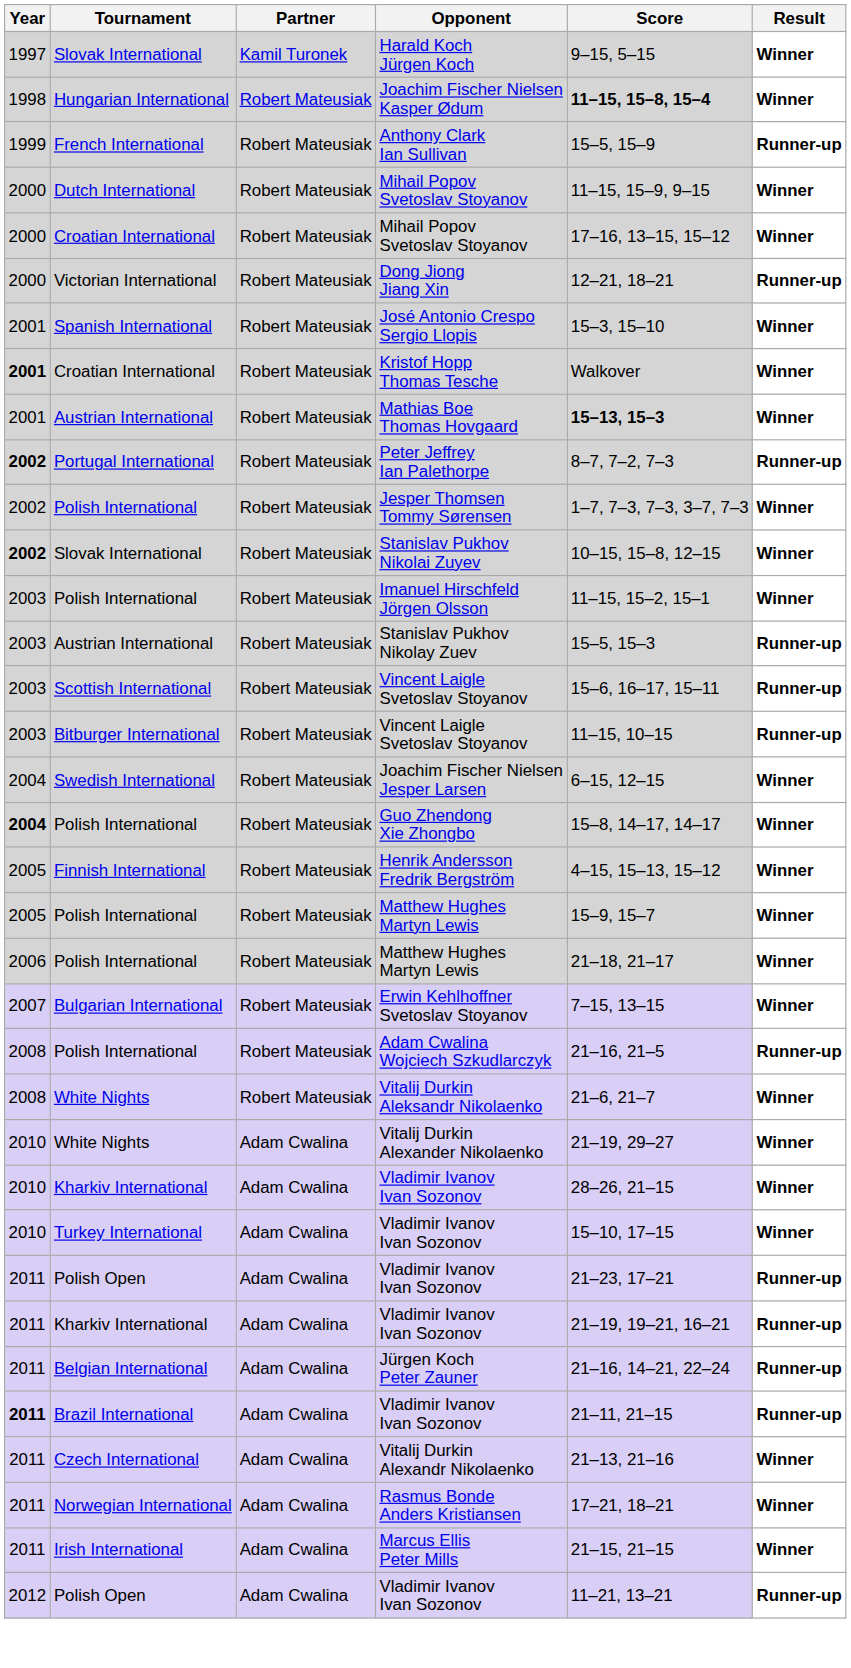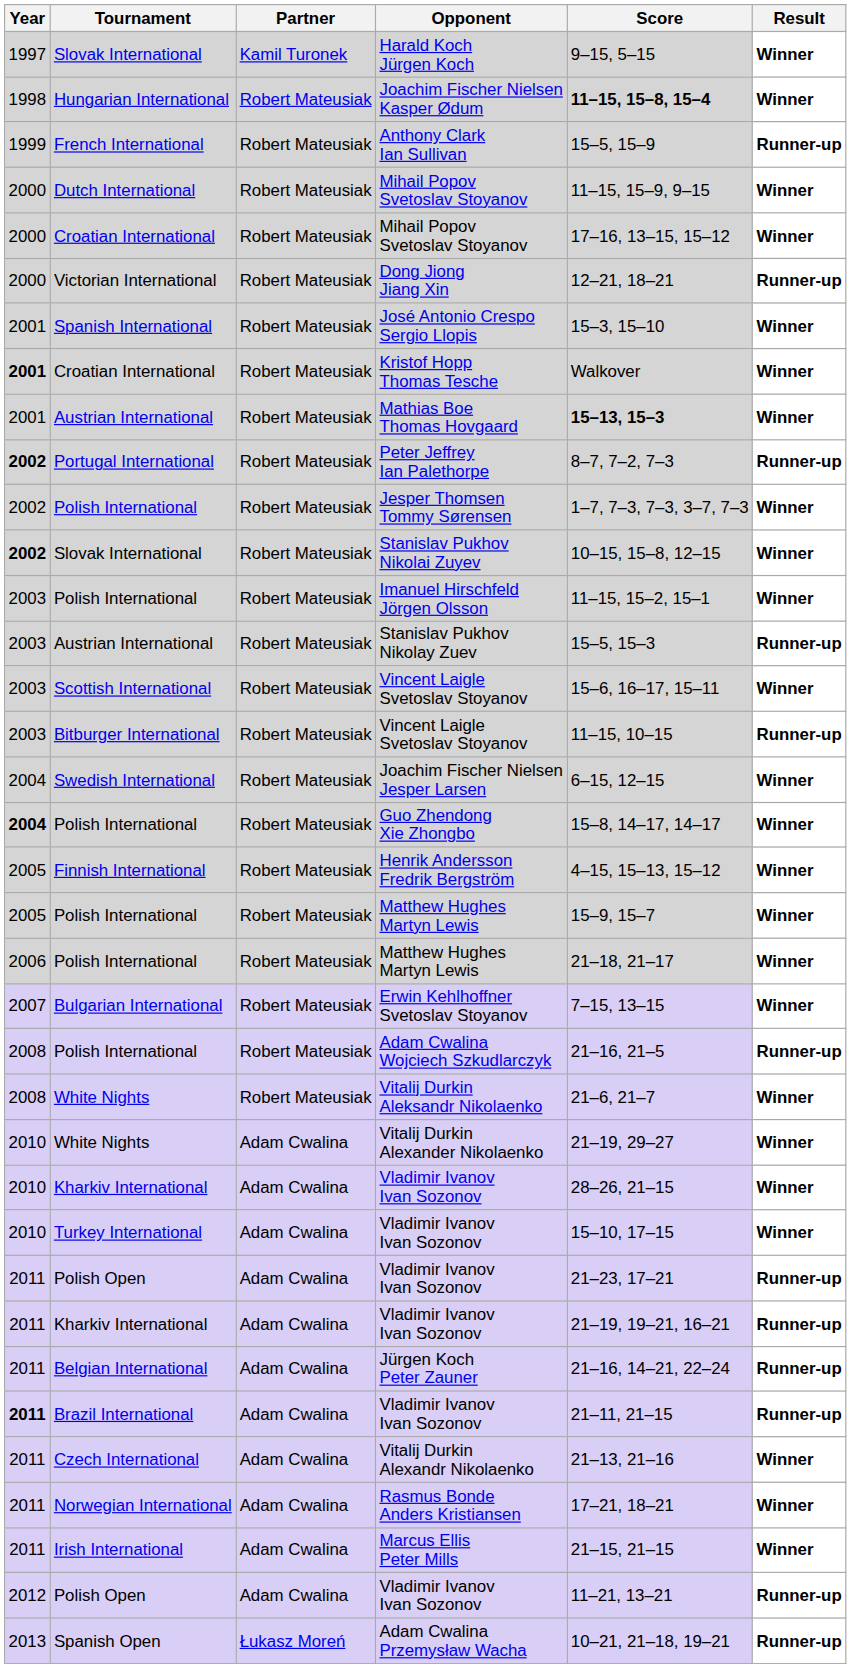(799, 689) Runner-up -> (785, 689) Winner
+ row: (107, 1641)
